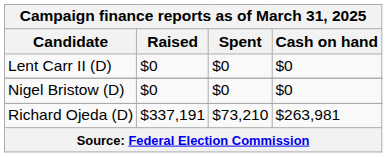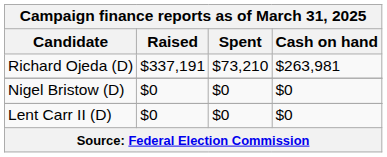rows swapped: (71, 115) <-> (60, 66)
